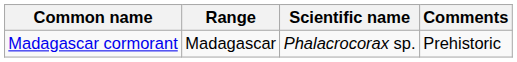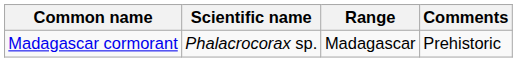columns swapped: (350, 17) <-> (231, 17)
